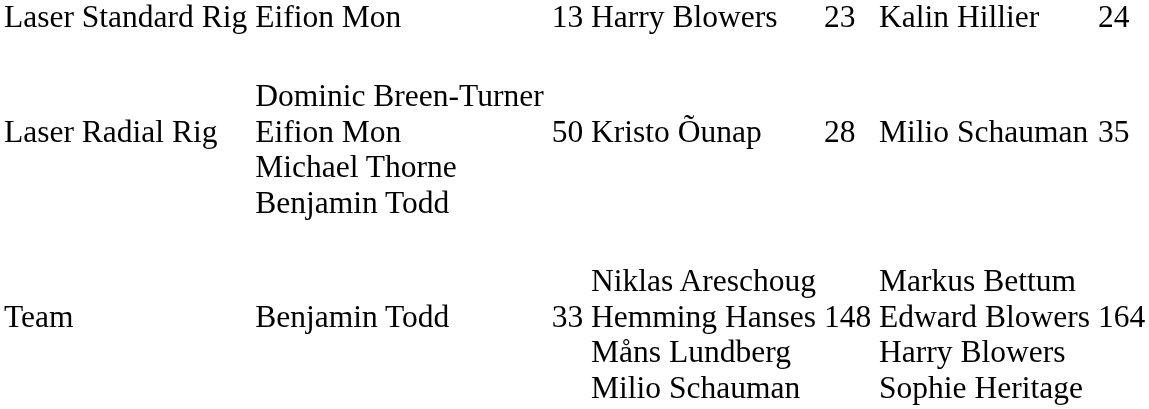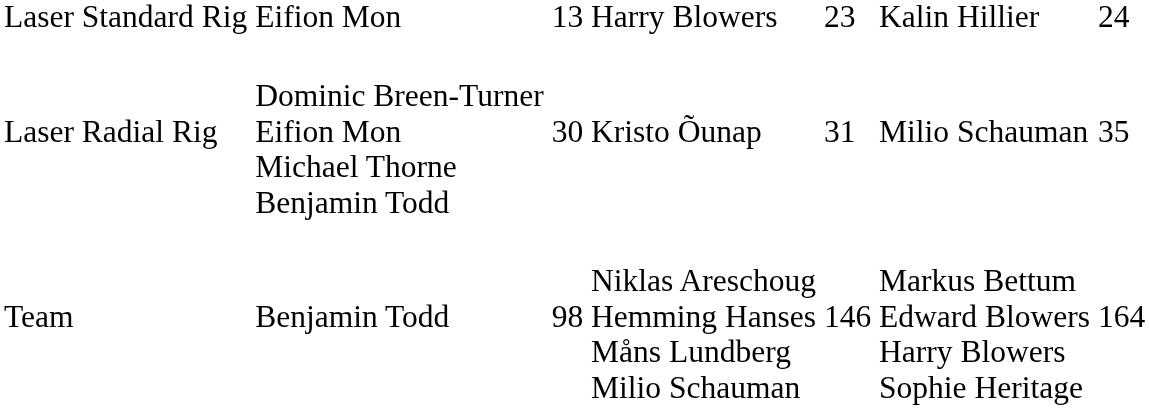(567, 131) 50 -> (567, 131) 30
(840, 131) 28 -> (840, 131) 31
(567, 316) 33 -> (567, 316) 98
(848, 316) 148 -> (848, 316) 146
